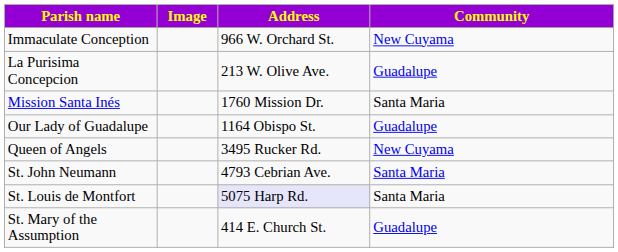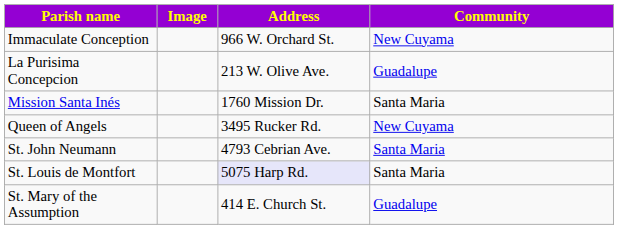- row: (78, 126)
